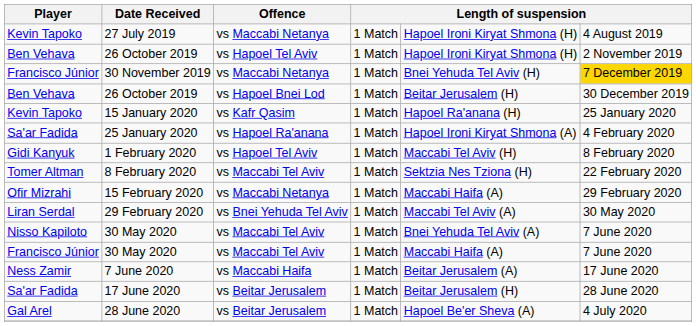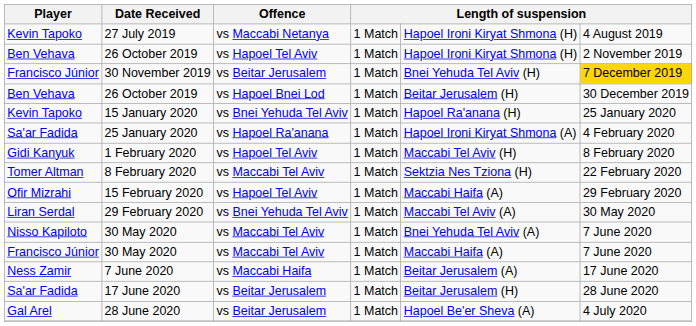(273, 73) vs Maccabi Netanya -> (271, 73) vs Beitar Jerusalem
(256, 113) vs Kafr Qasim -> (282, 113) vs Bnei Yehuda Tel Aviv
(273, 192) vs Maccabi Netanya -> (267, 192) vs Hapoel Tel Aviv
